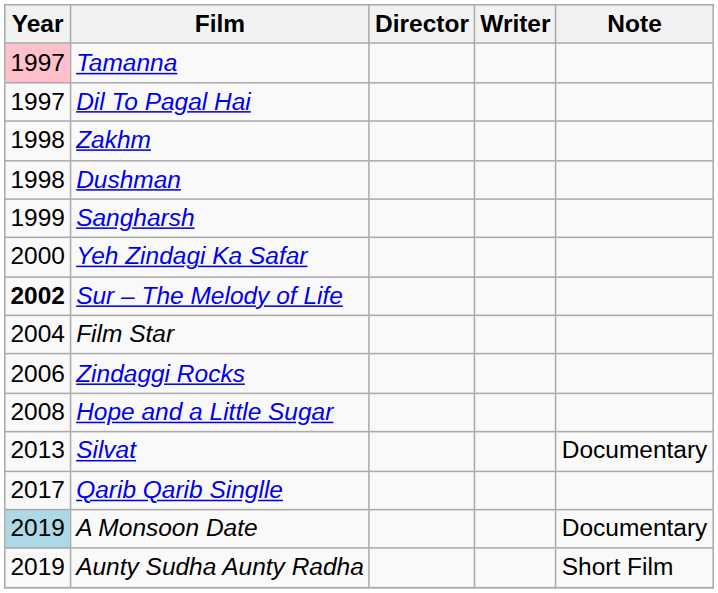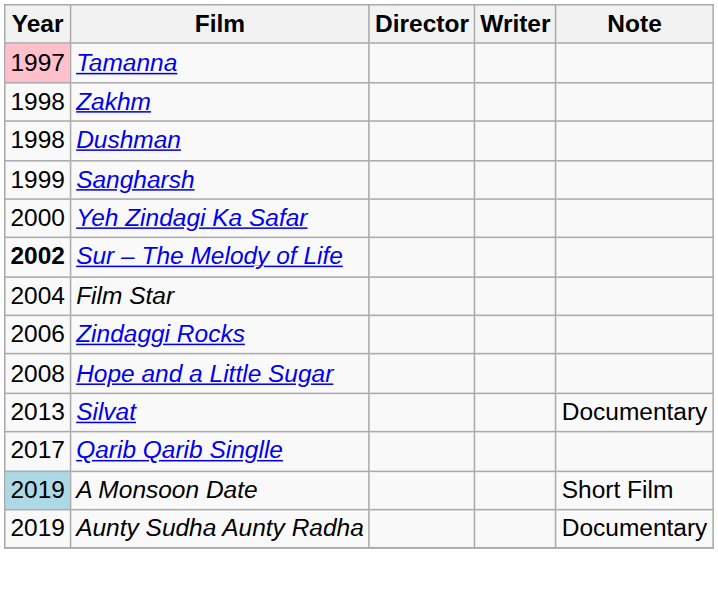- row: (163, 101)
(635, 528) Documentary -> (618, 489) Short Film
(618, 567) Short Film -> (635, 528) Documentary
